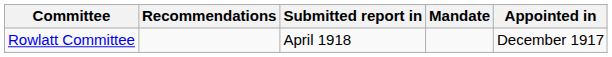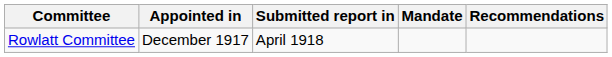columns swapped: (550, 16) <-> (209, 16)
